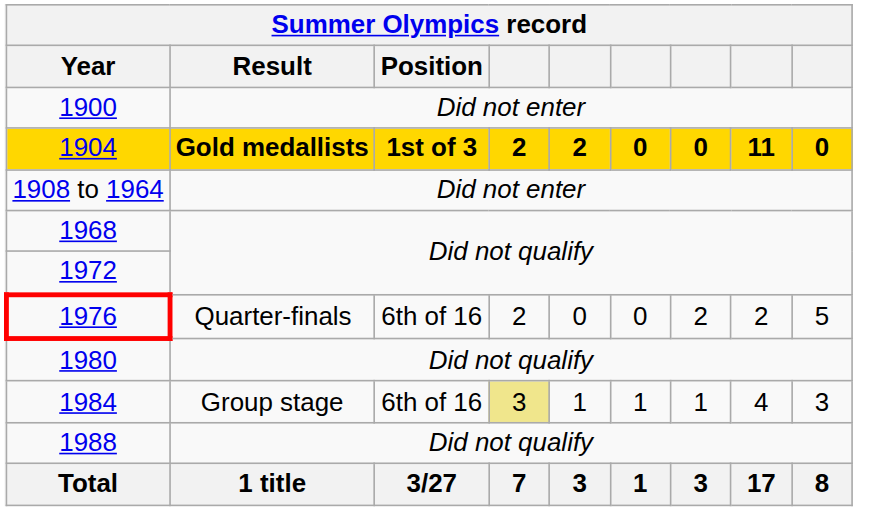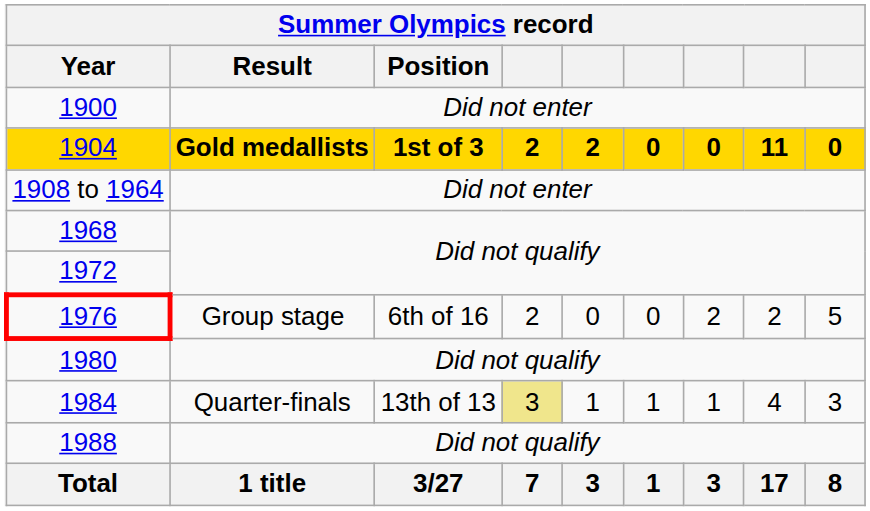(273, 316) Quarter-finals -> (273, 316) Group stage
(272, 401) Group stage -> (272, 401) Quarter-finals
(432, 401) 6th of 16 -> (438, 401) 13th of 13
